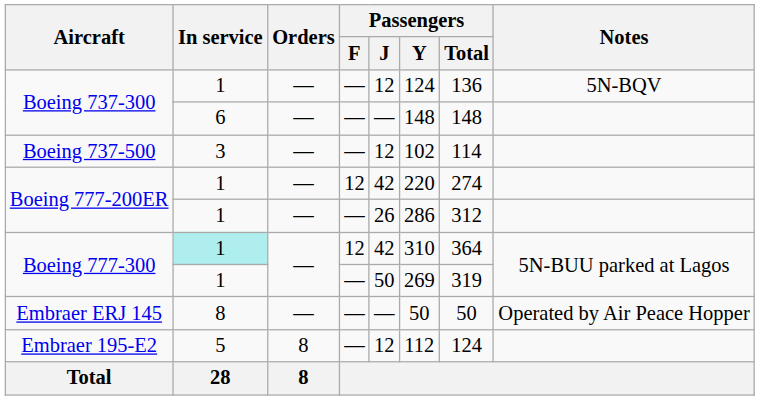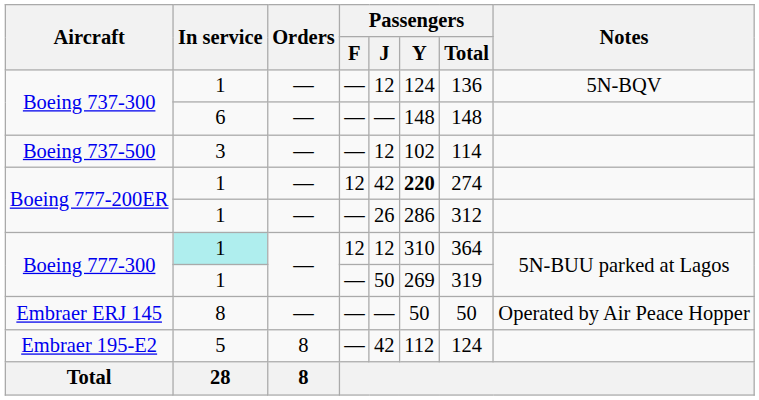(419, 183) normal -> (419, 183) bold
(384, 248) 42 -> (384, 248) 12
(384, 345) 12 -> (384, 345) 42
